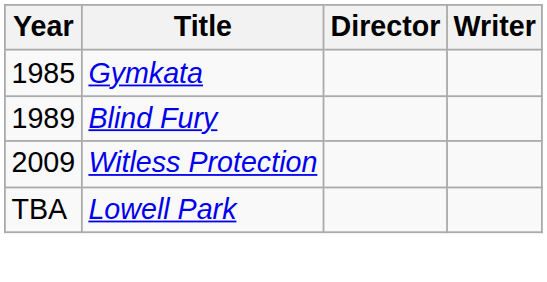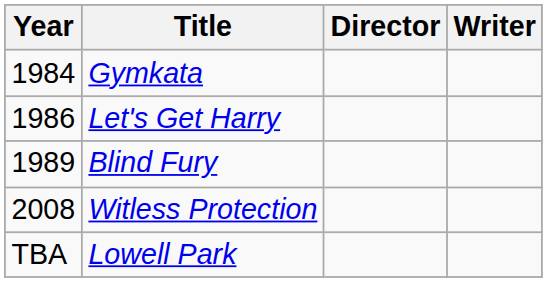(43, 72) 1985 -> (43, 72) 1984
+ row: (184, 118)
(43, 163) 2009 -> (43, 208) 2008
